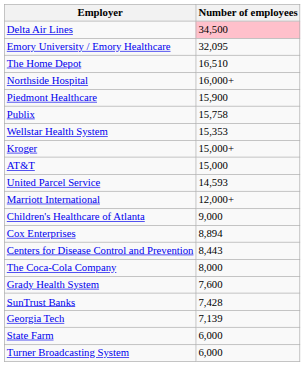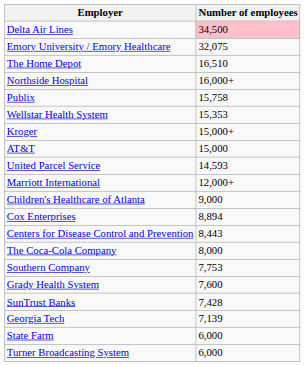(213, 47) 32,095 -> (213, 47) 32,075
- row: (52, 98)
+ row: (48, 268)
